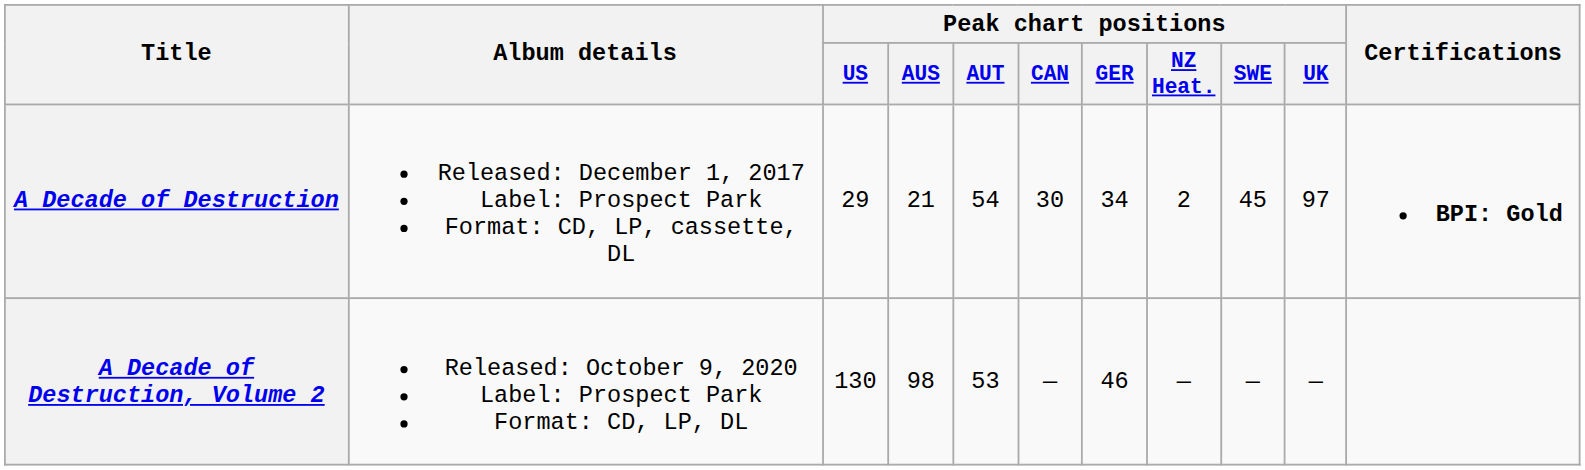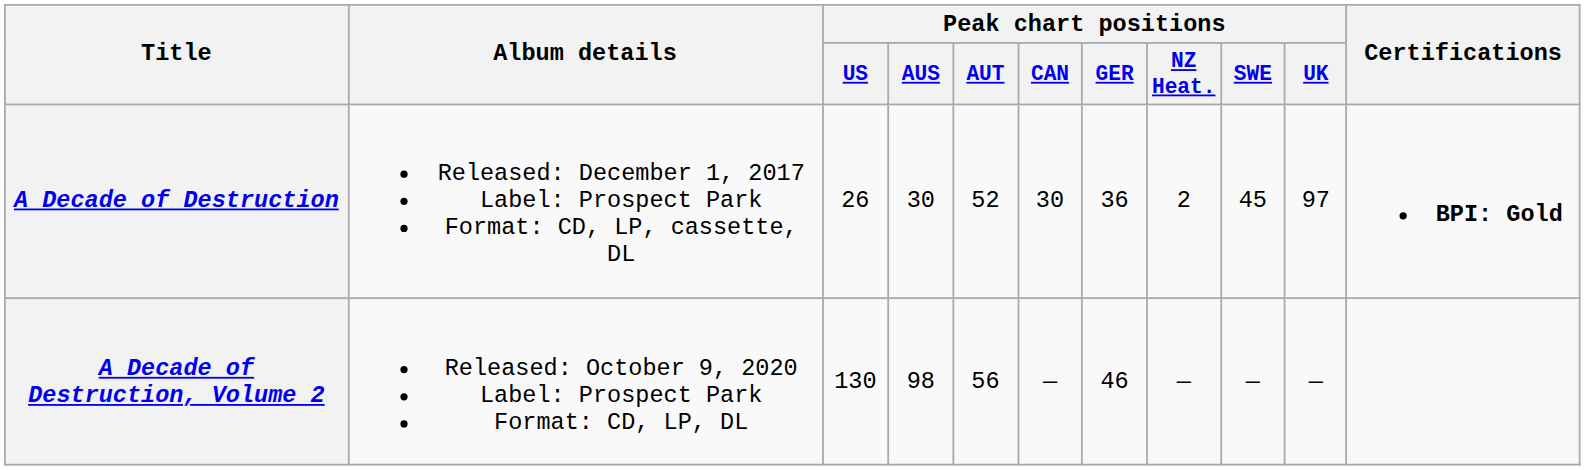(855, 201) 29 -> (855, 201) 26
(921, 201) 21 -> (921, 201) 30
(985, 201) 54 -> (985, 201) 52
(1115, 201) 34 -> (1115, 201) 36
(985, 382) 53 -> (985, 382) 56
